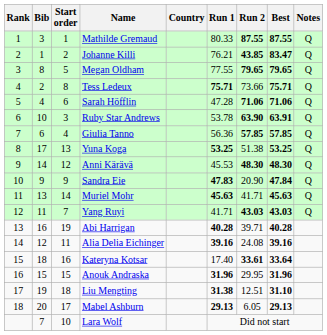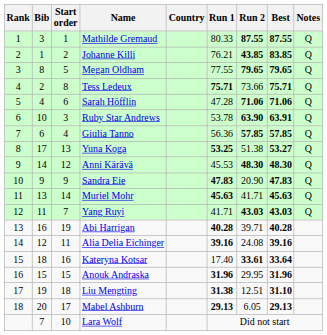(281, 54) 83.47 -> (281, 54) 83.85
(281, 149) 53.25 -> (281, 149) 53.27
(281, 180) 47.84 -> (281, 180) 47.83
